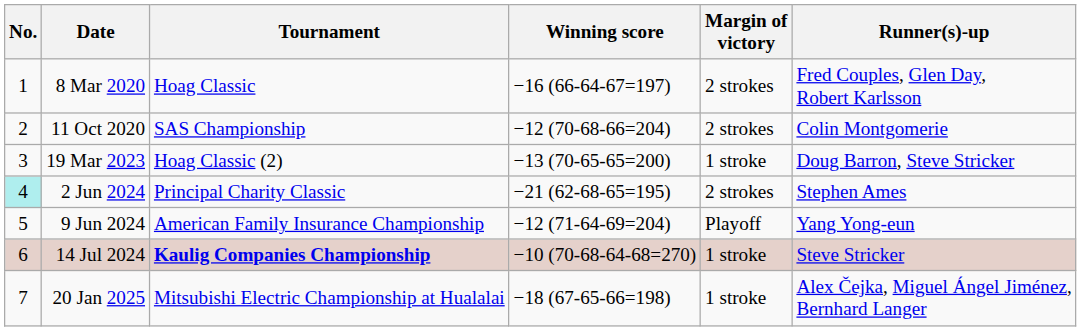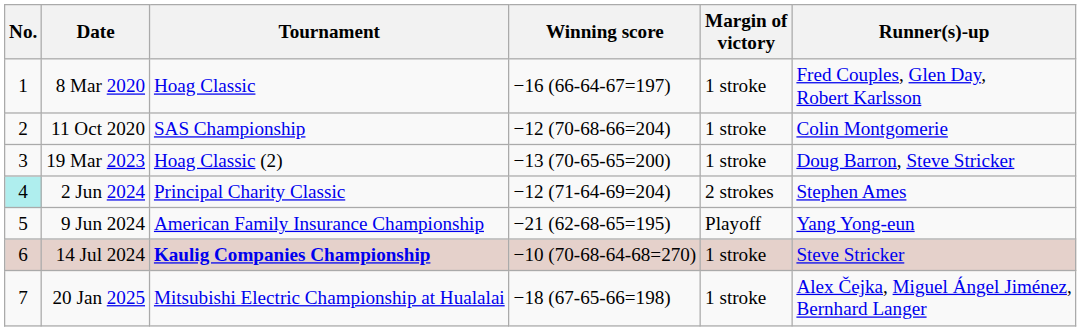(739, 86) 2 strokes -> (736, 86) 1 stroke
(739, 128) 2 strokes -> (736, 128) 1 stroke
(592, 192) −21 (62-68-65=195) -> (592, 192) −12 (71-64-69=204)
(592, 223) −12 (71-64-69=204) -> (592, 223) −21 (62-68-65=195)
